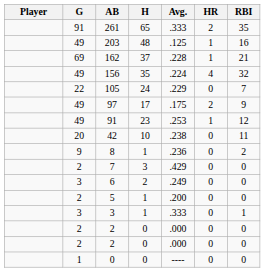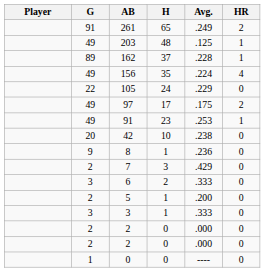- column: (244, 12)
(178, 27) .333 -> (204, 27) .249
(79, 58) 69 -> (90, 58) 89
(178, 182) .249 -> (204, 182) .333
